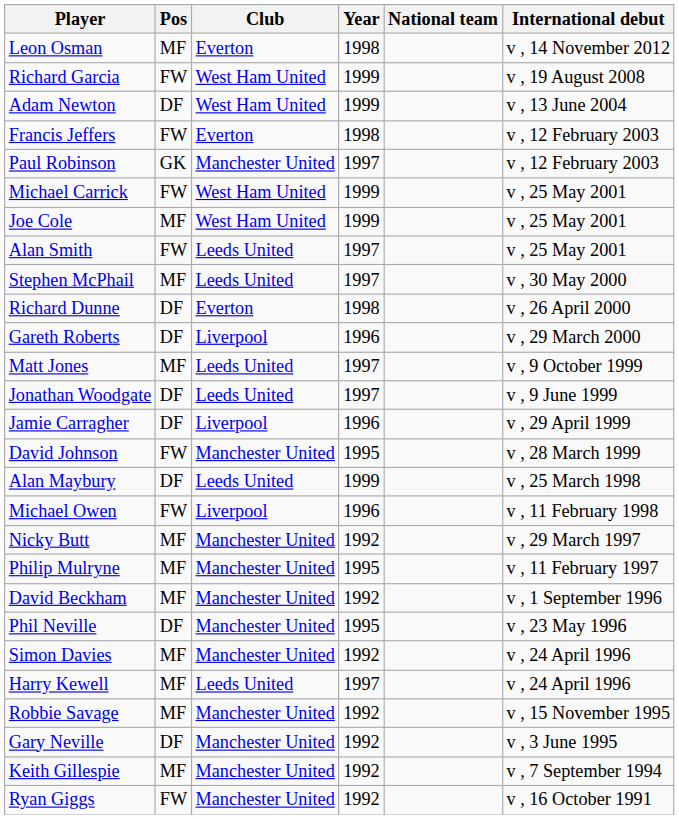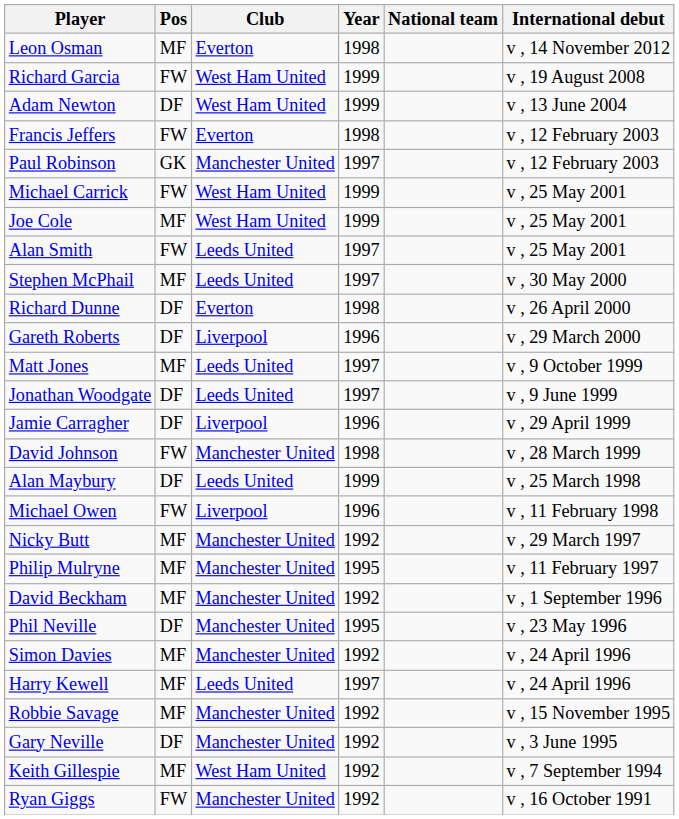(361, 452) 1995 -> (361, 452) 1998
(265, 771) Manchester United -> (261, 771) West Ham United
